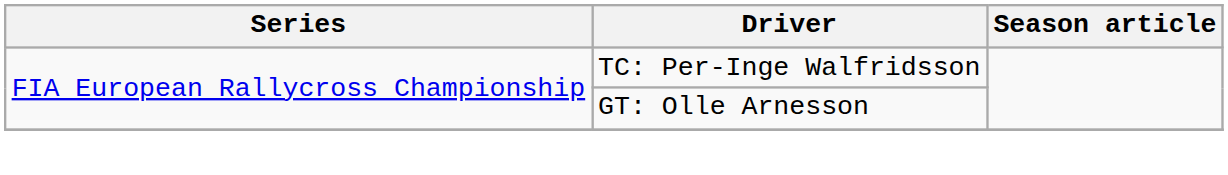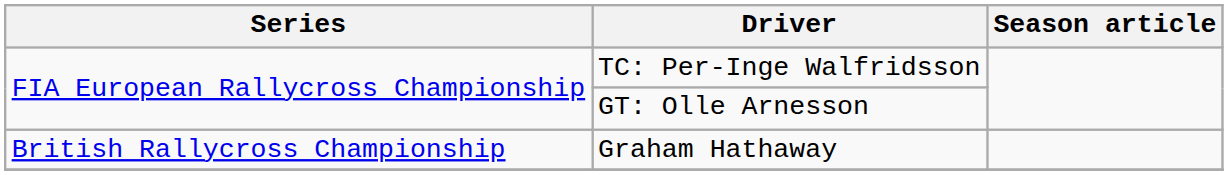+ row: (718, 149)
